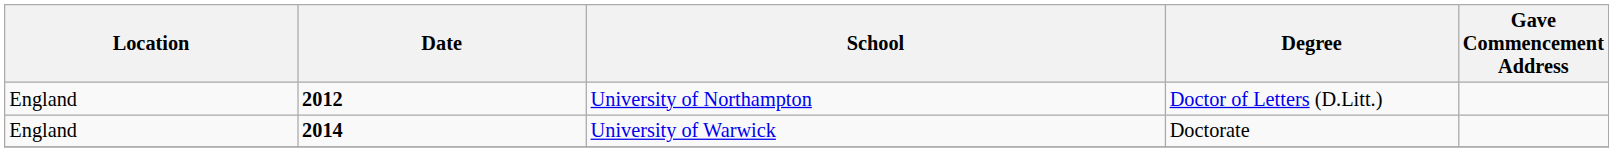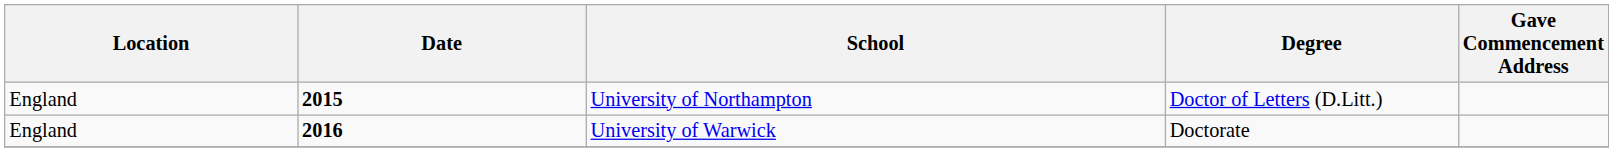(322, 98) 2012 -> (322, 98) 2015
(322, 130) 2014 -> (322, 130) 2016
